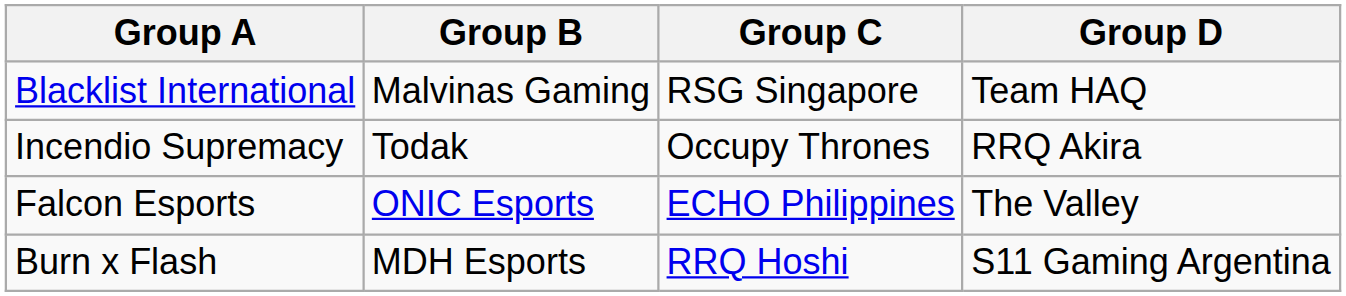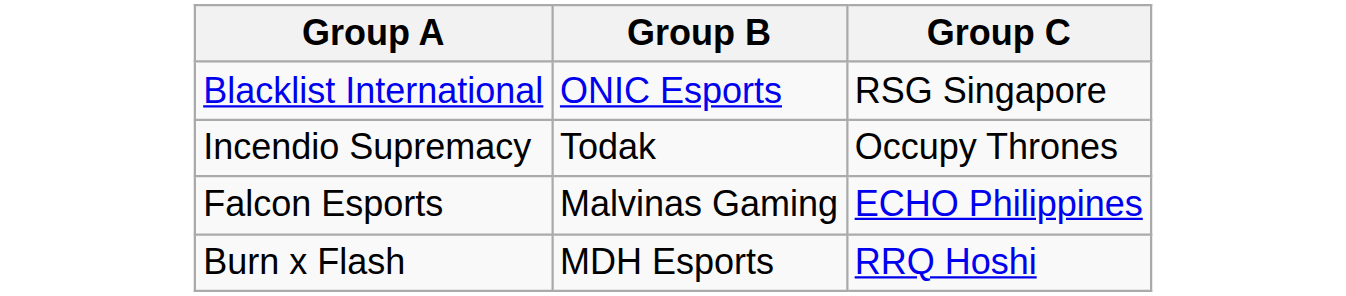- column: (1151, 33)
(511, 90) Malvinas Gaming -> (671, 90) ONIC Esports
(483, 204) ONIC Esports -> (699, 204) Malvinas Gaming
